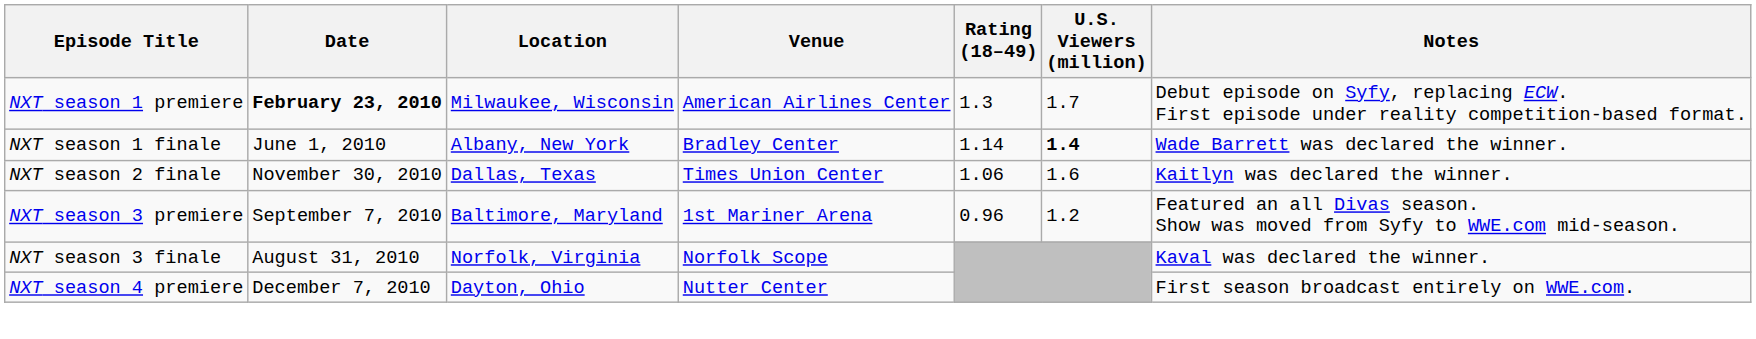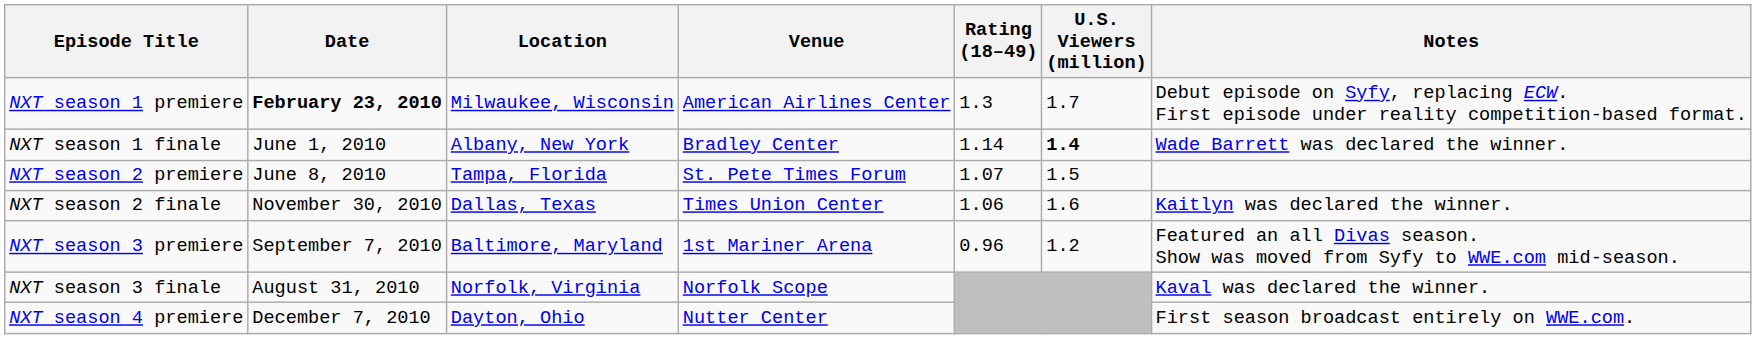+ row: (126, 175)
